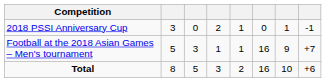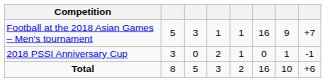rows swapped: (67, 27) <-> (80, 48)
